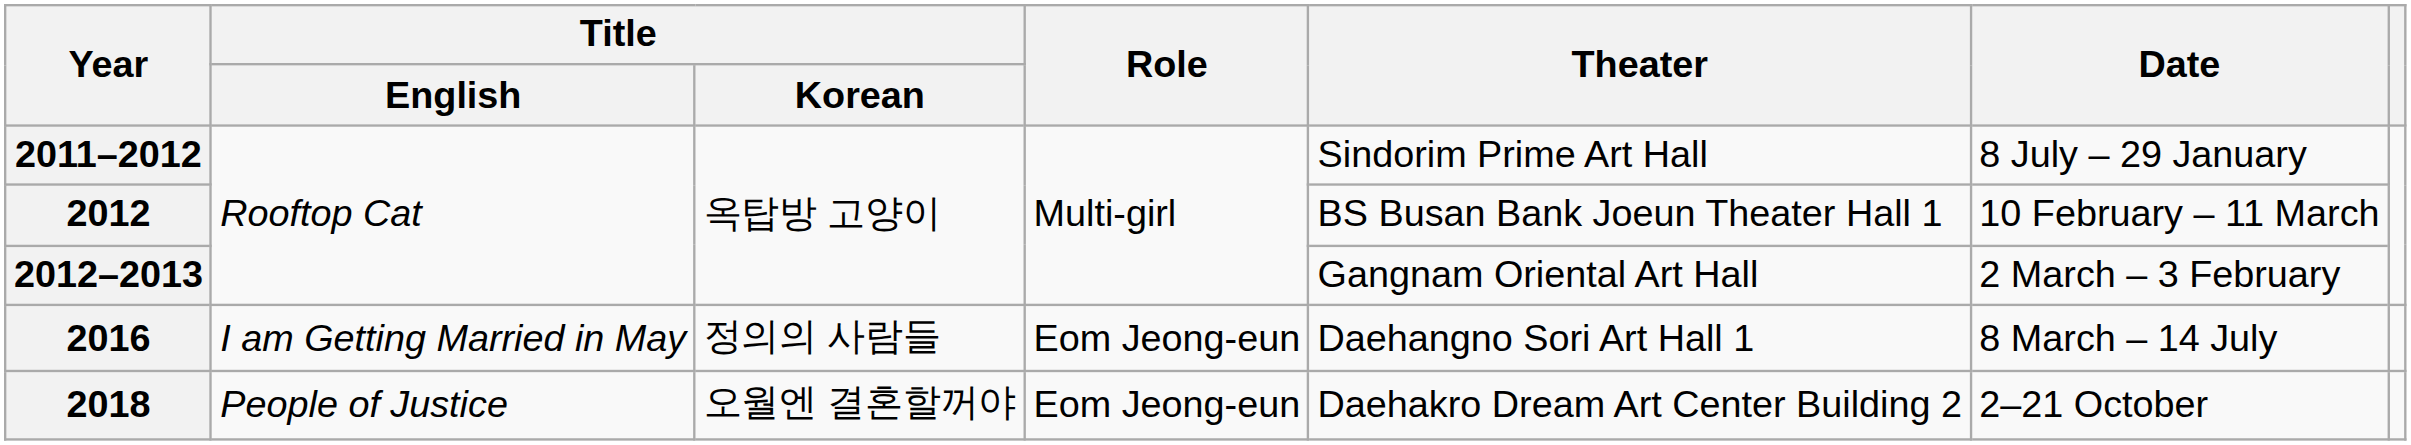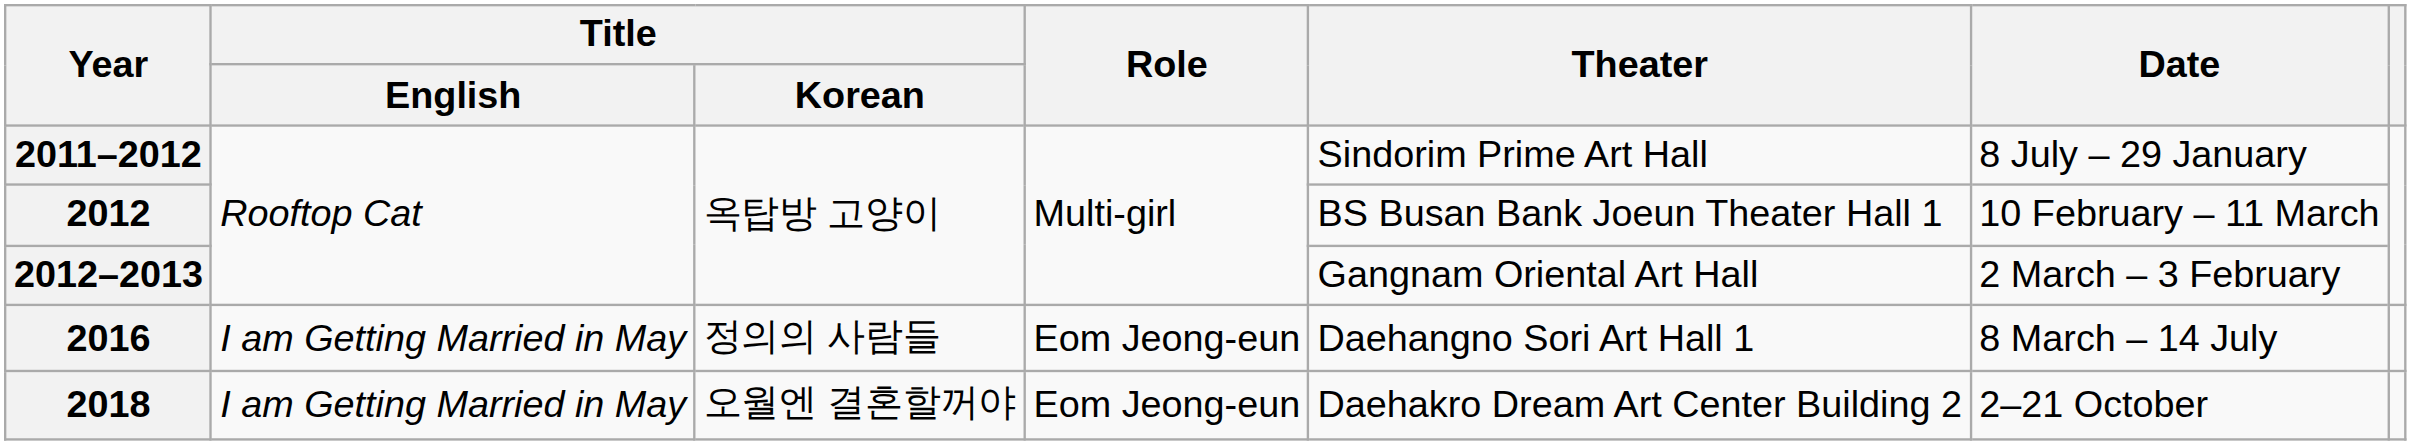(364, 404) People of Justice -> (453, 404) I am Getting Married in May
